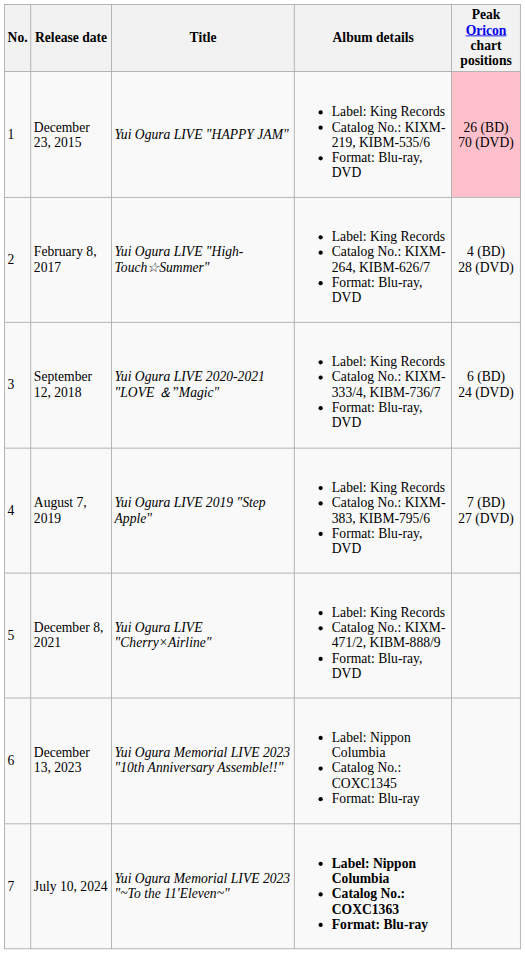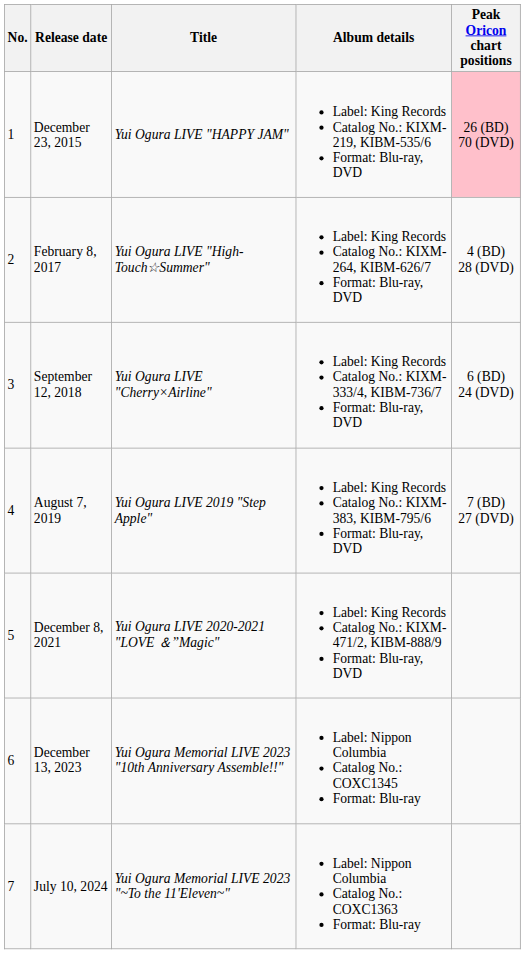(190, 384) Yui Ogura LIVE 2020-2021 "LOVE ＆”Magic" -> (163, 385) Yui Ogura LIVE "Cherry×Airline"
(163, 635) Yui Ogura LIVE "Cherry×Airline" -> (190, 634) Yui Ogura LIVE 2020-2021 "LOVE ＆”Magic"
(373, 894) bold -> (374, 894) normal
